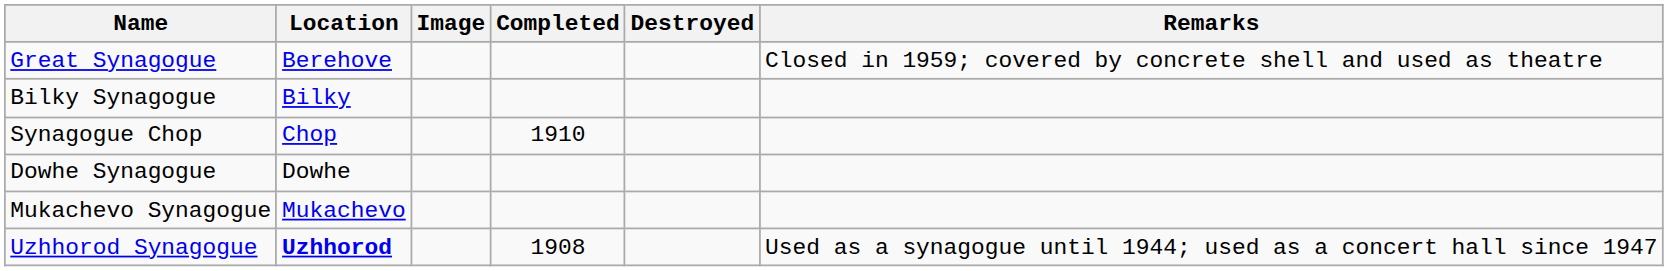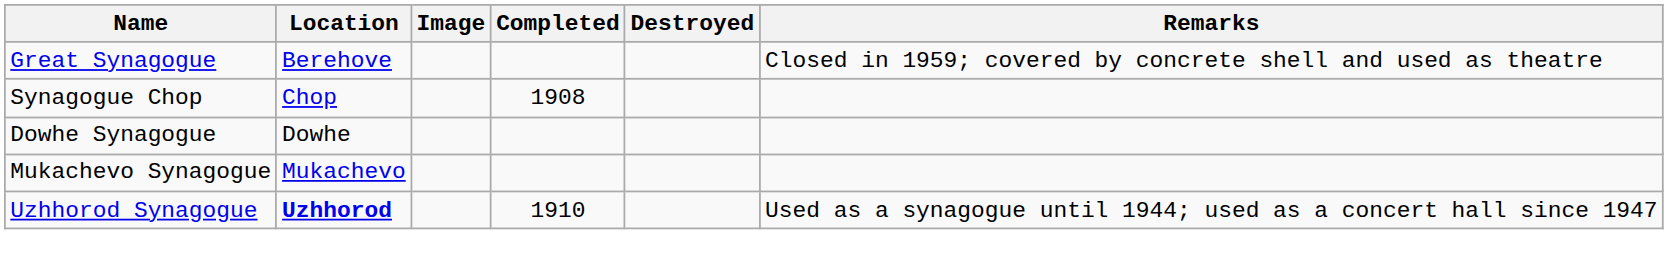- row: (113, 98)
(558, 135) 1910 -> (558, 98) 1908
(558, 247) 1908 -> (558, 210) 1910
